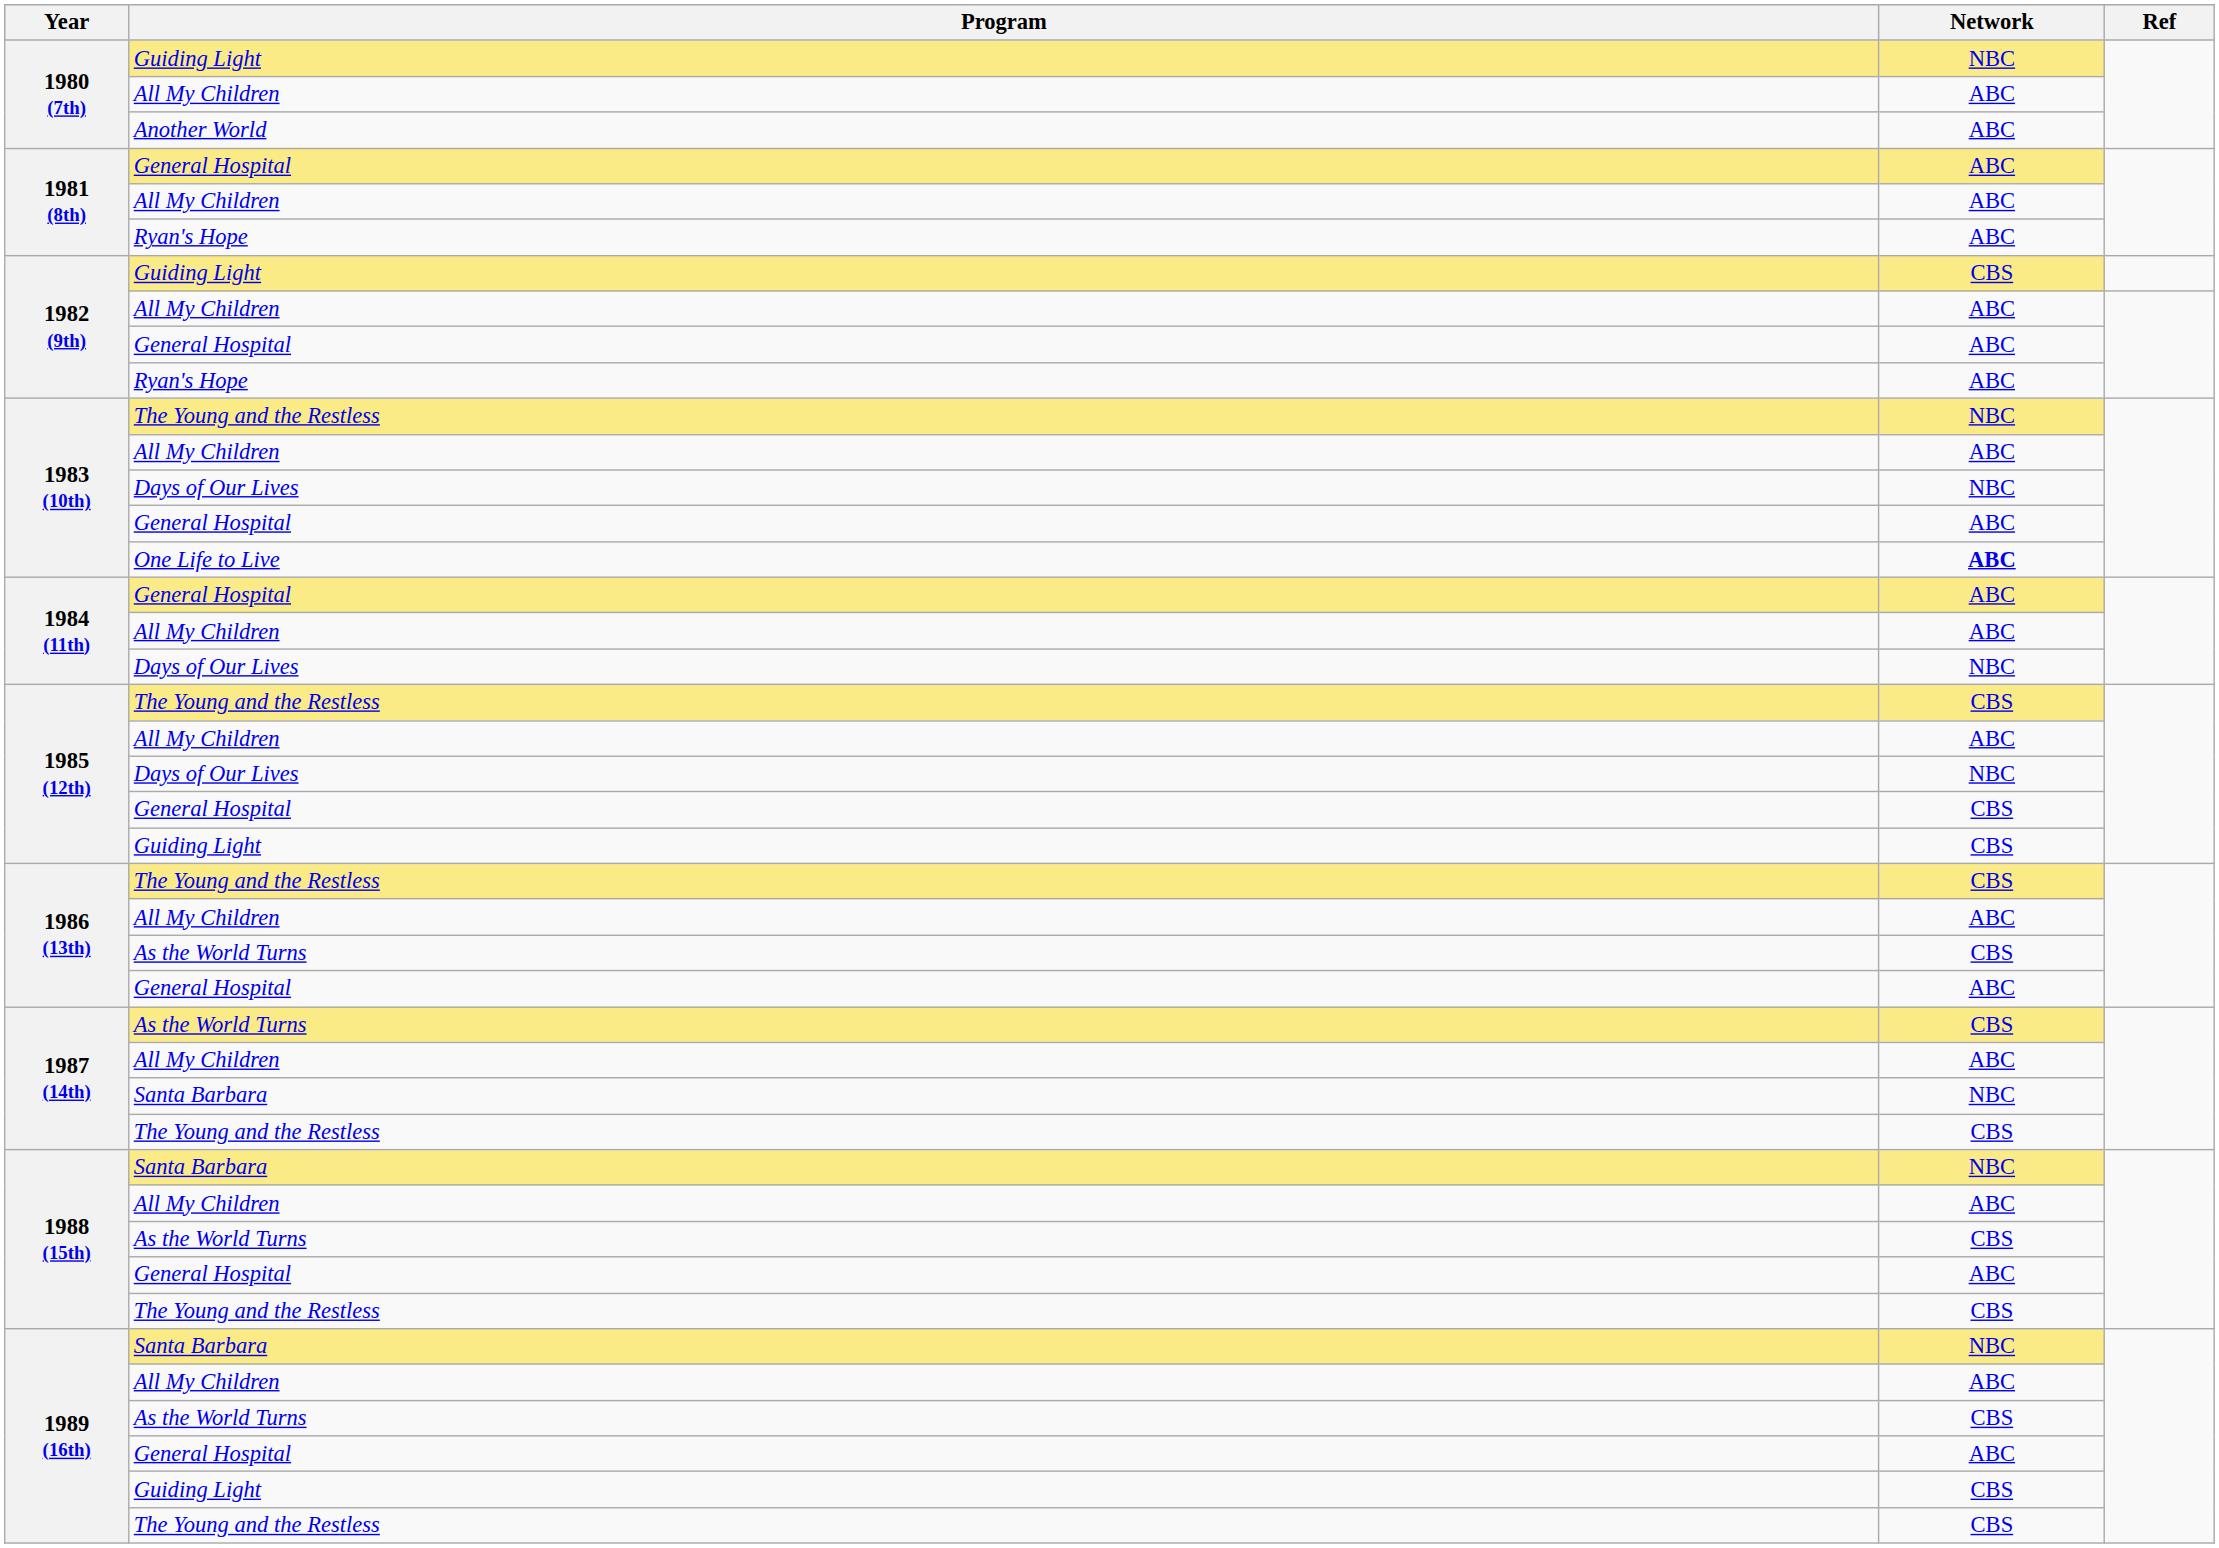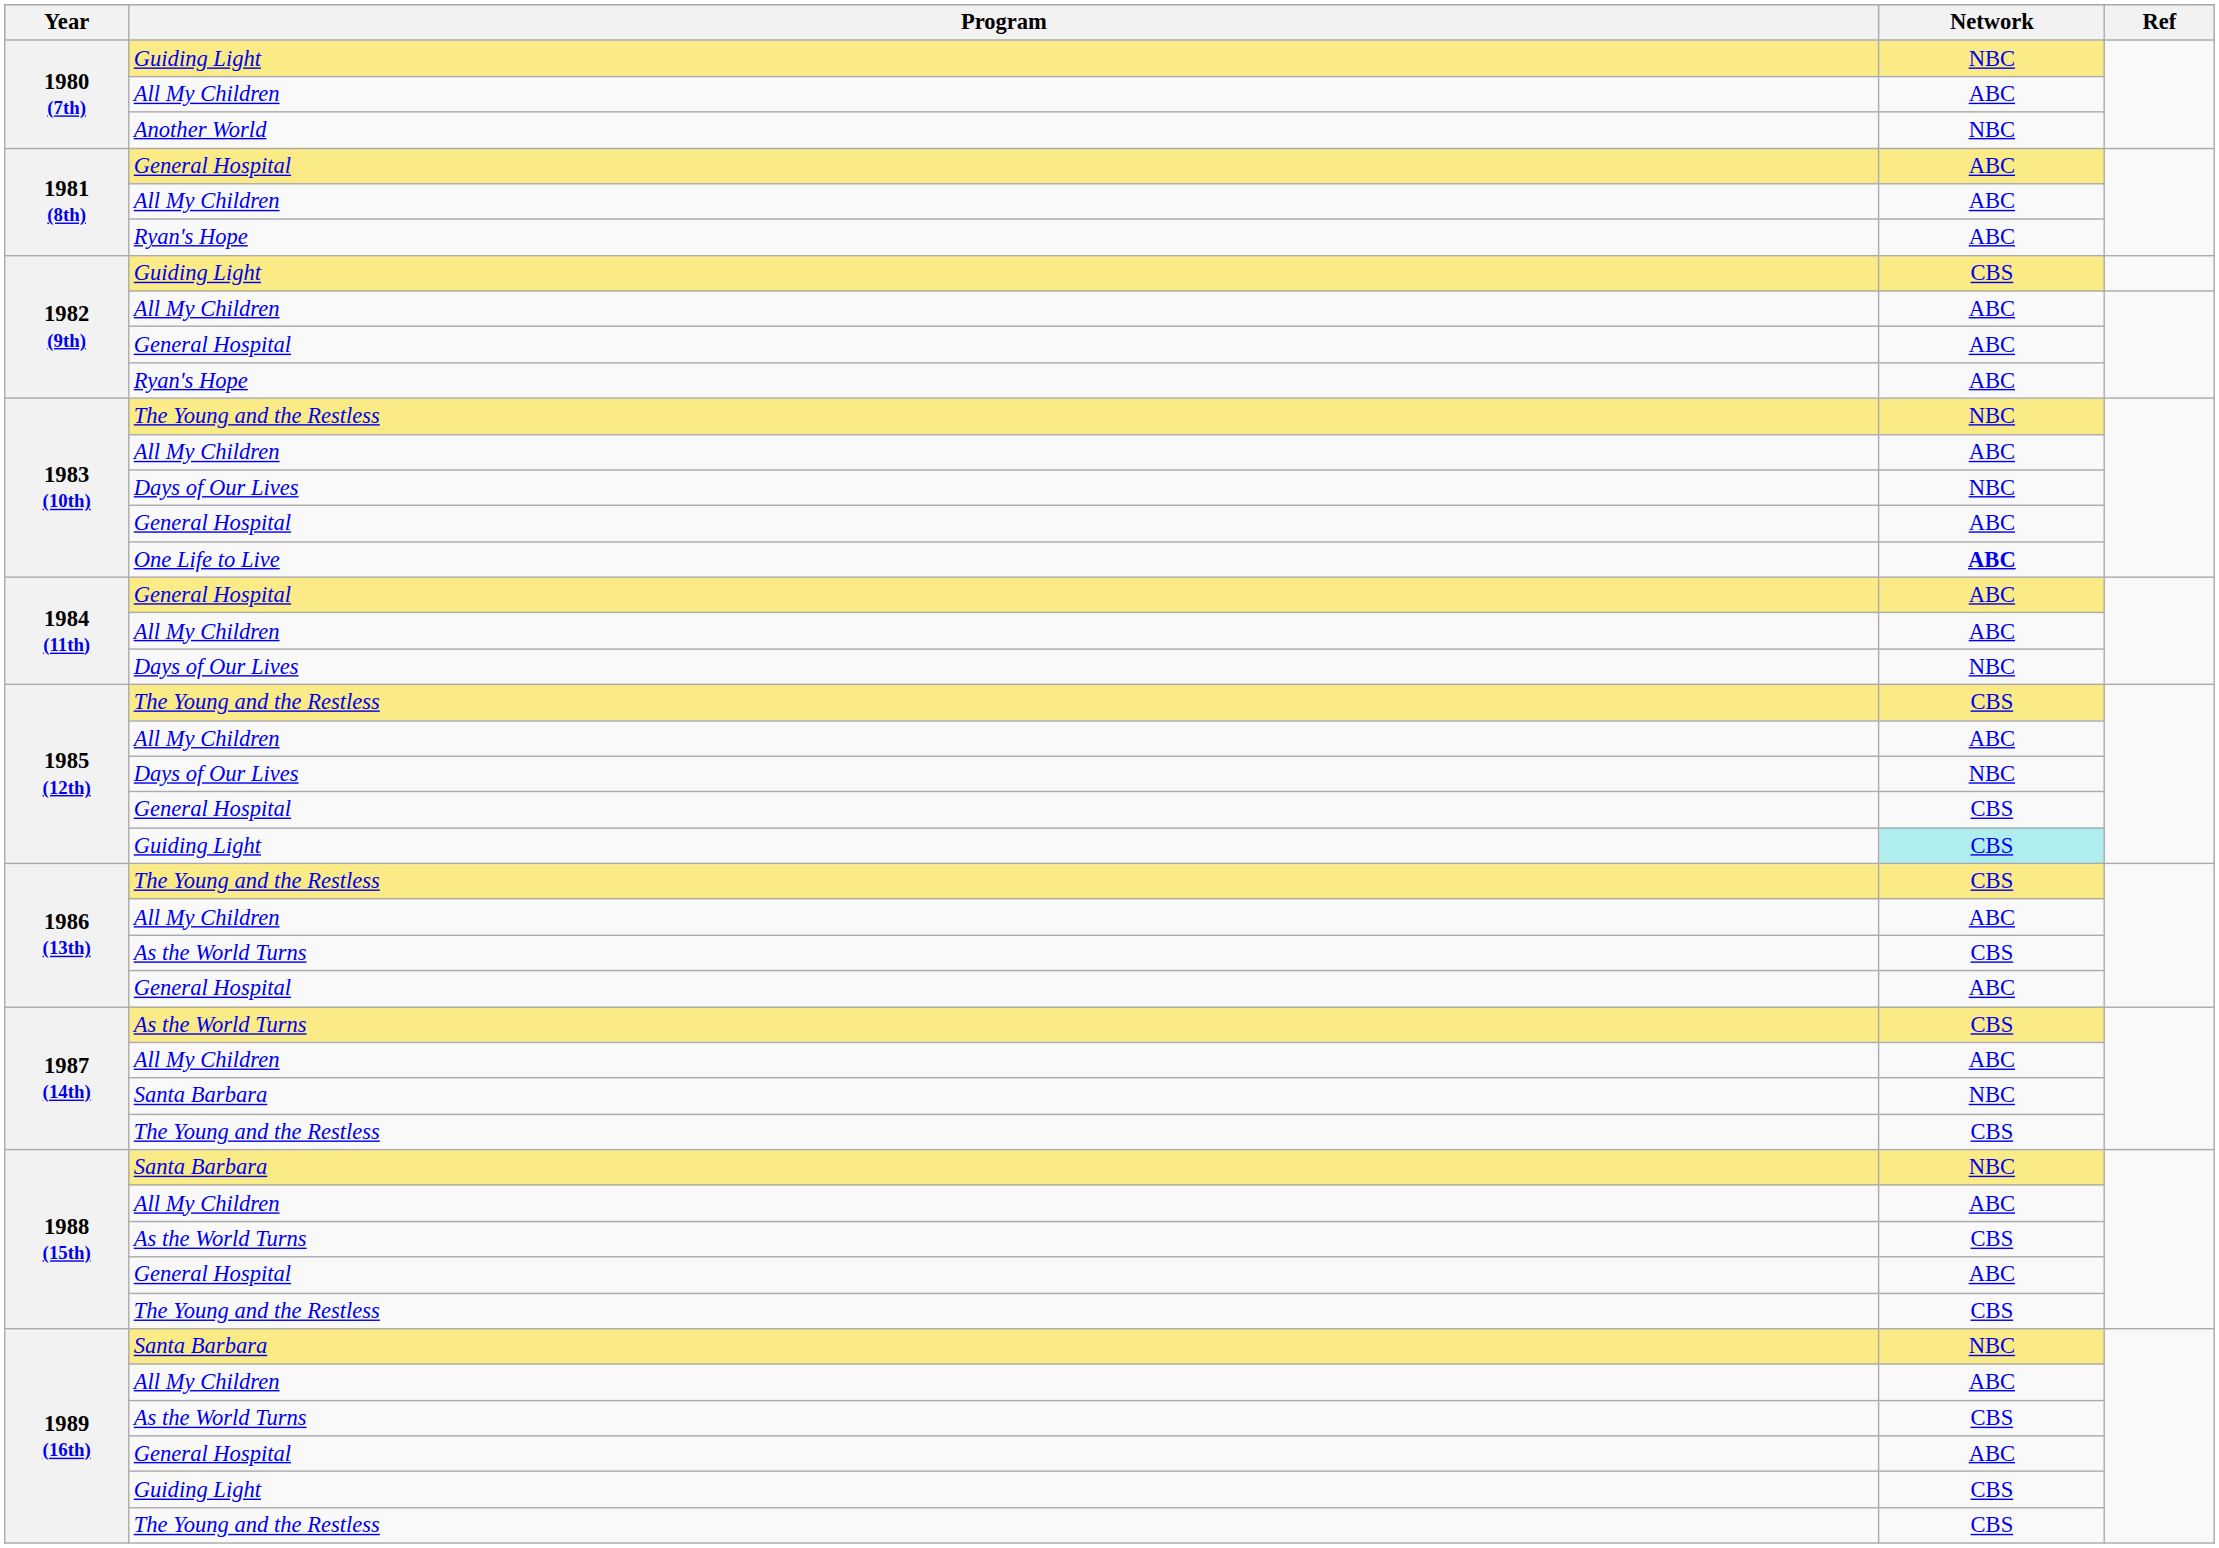(1992, 129) ABC -> (1992, 129) NBC
(1992, 845) no background -> (1992, 845) paleturquoise background
